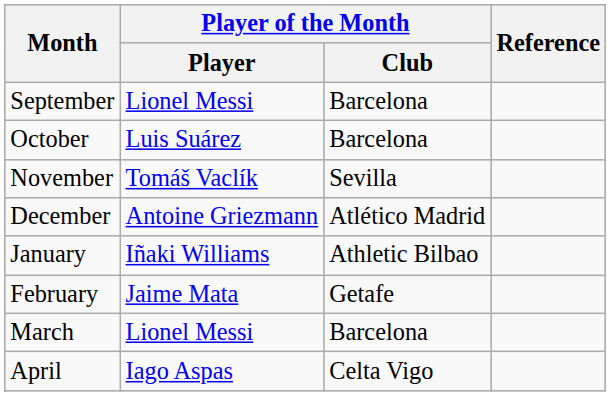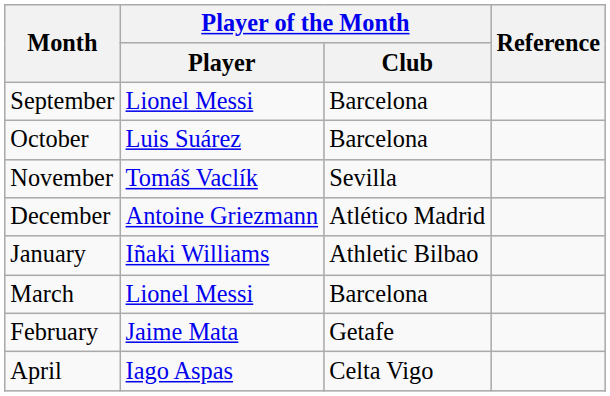rows swapped: (54, 293) <-> (42, 332)
